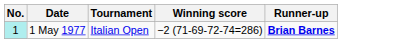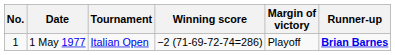+ column: (292, 19)
(16, 30) paleturquoise background -> (16, 42) no background
